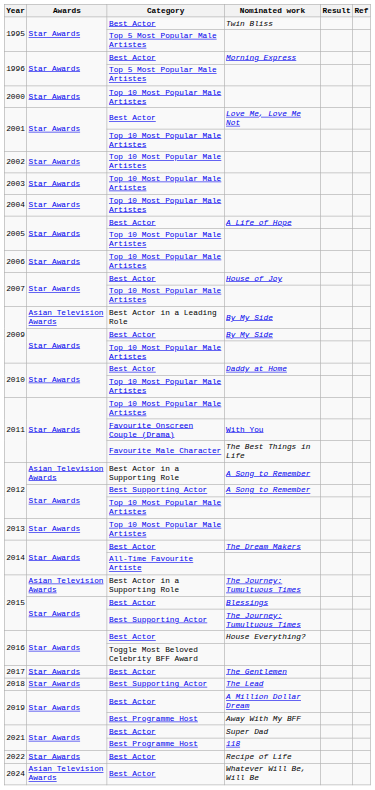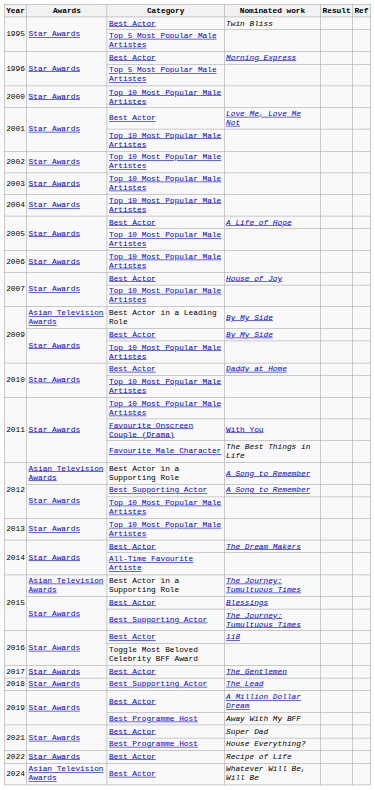(266, 637) House Everything? -> (233, 637) 118
(233, 744) 118 -> (266, 744) House Everything?
